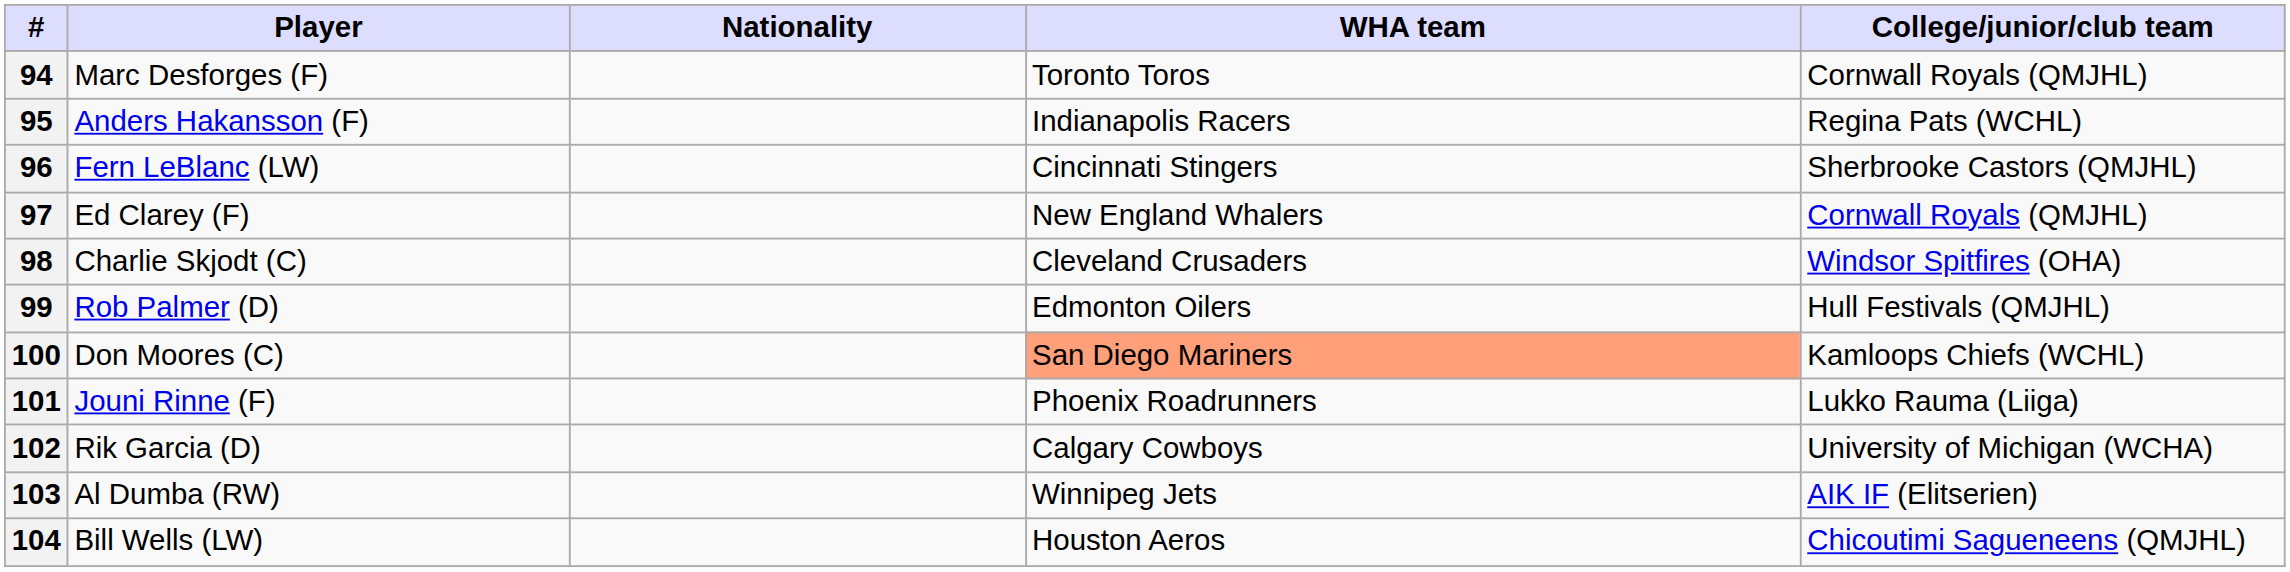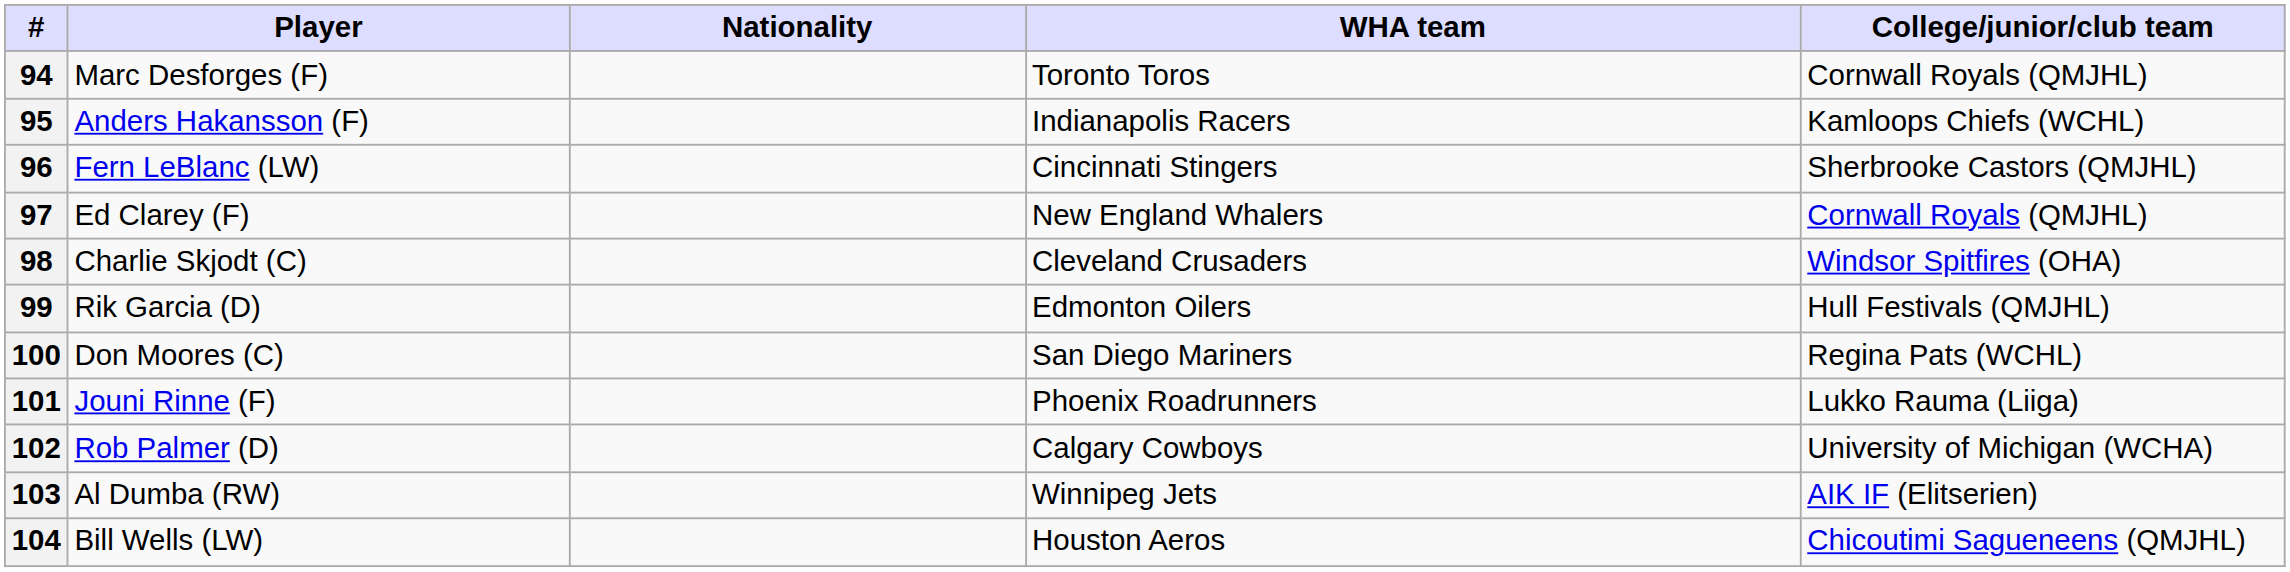(1945, 121) Regina Pats (WCHL) -> (1976, 121) Kamloops Chiefs (WCHL)
(177, 307) Rob Palmer (D) -> (168, 307) Rik Garcia (D)
(1162, 354) lightsalmon background -> (1162, 354) no background
(1976, 354) Kamloops Chiefs (WCHL) -> (1945, 354) Regina Pats (WCHL)
(168, 448) Rik Garcia (D) -> (177, 448) Rob Palmer (D)
